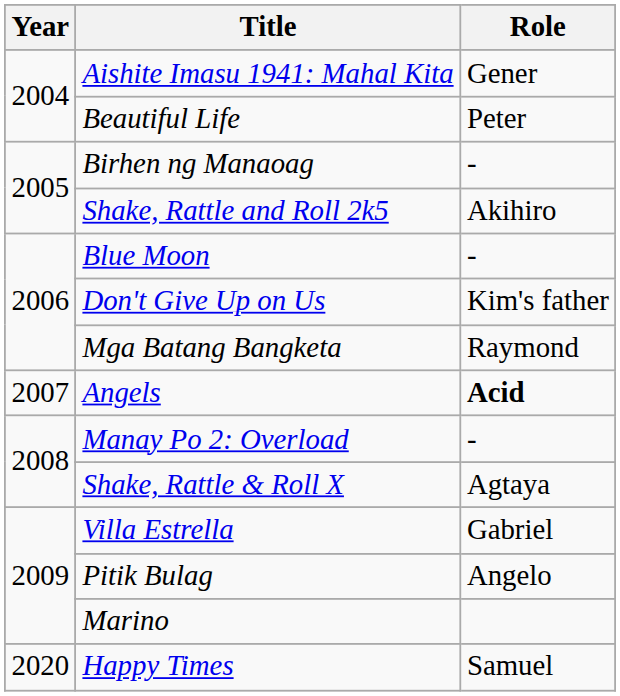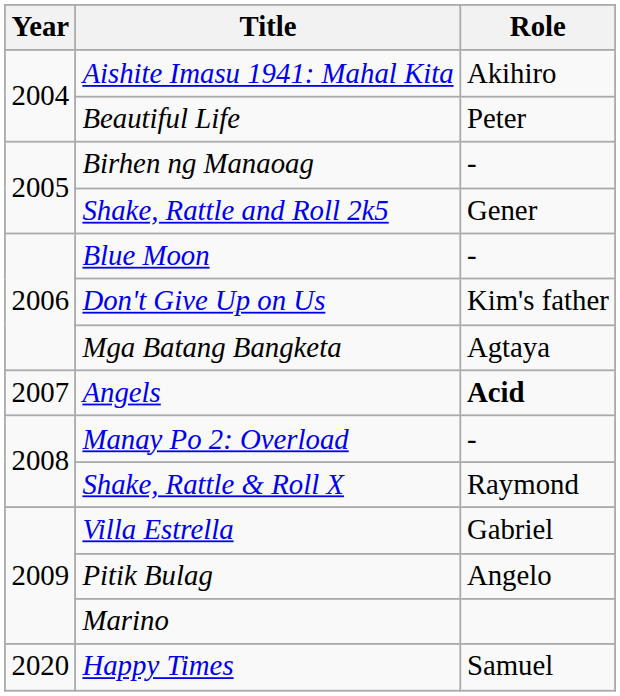(502, 73) Gener -> (512, 73) Akihiro
(512, 210) Akihiro -> (502, 210) Gener
(523, 347) Raymond -> (508, 347) Agtaya
(508, 484) Agtaya -> (523, 484) Raymond
